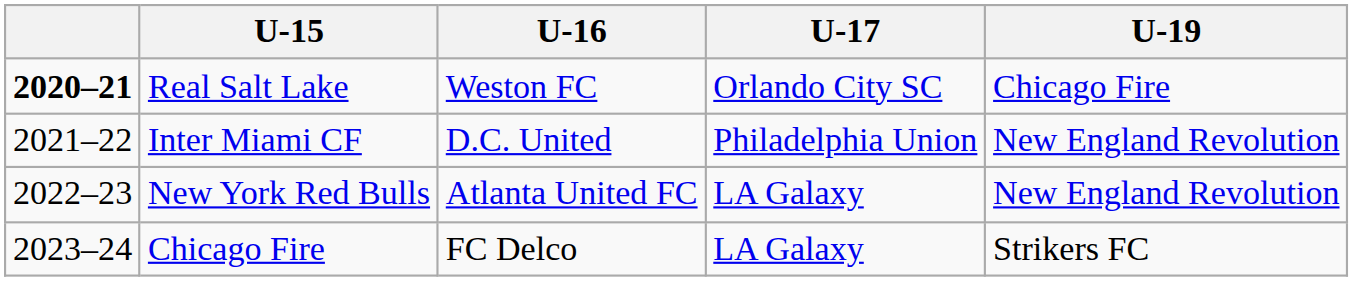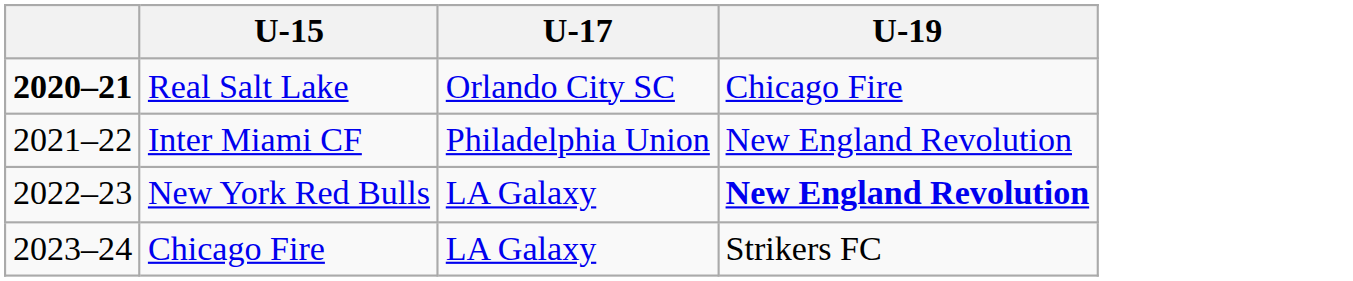- column: (572, 31)
(1166, 193) normal -> (907, 193) bold
